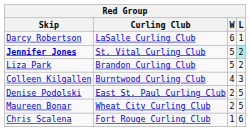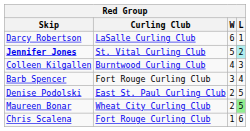- row: (29, 65)
+ row: (36, 79)
(241, 106) no background -> (241, 106) lightgreen background
